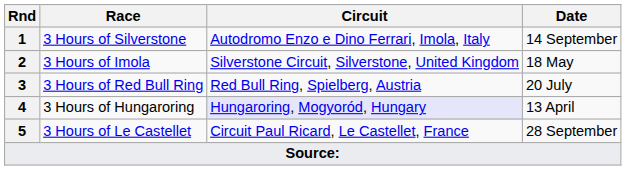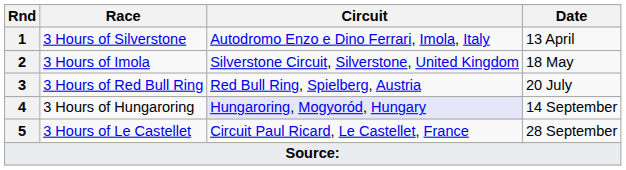(572, 39) 14 September -> (550, 39) 13 April
(550, 107) 13 April -> (572, 107) 14 September
